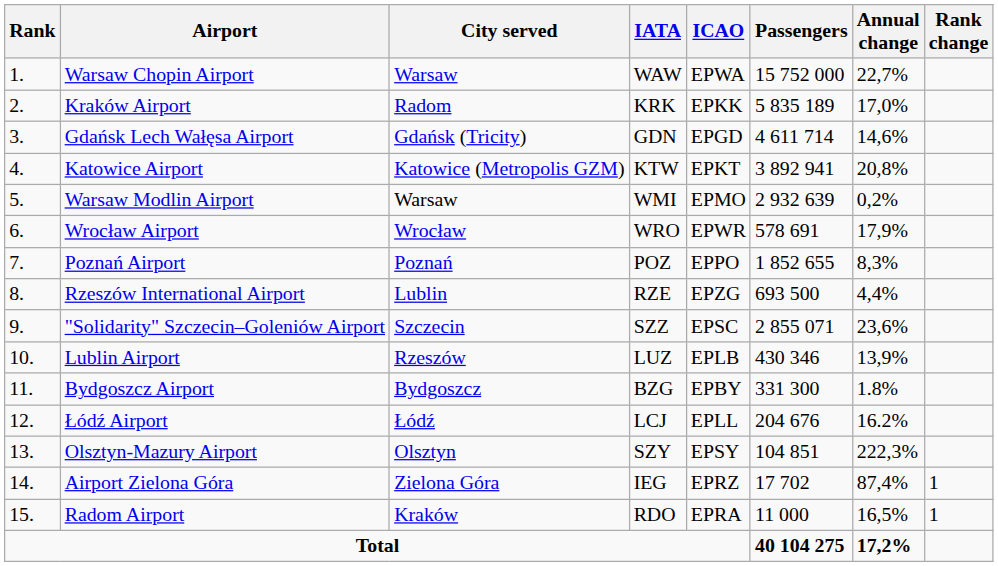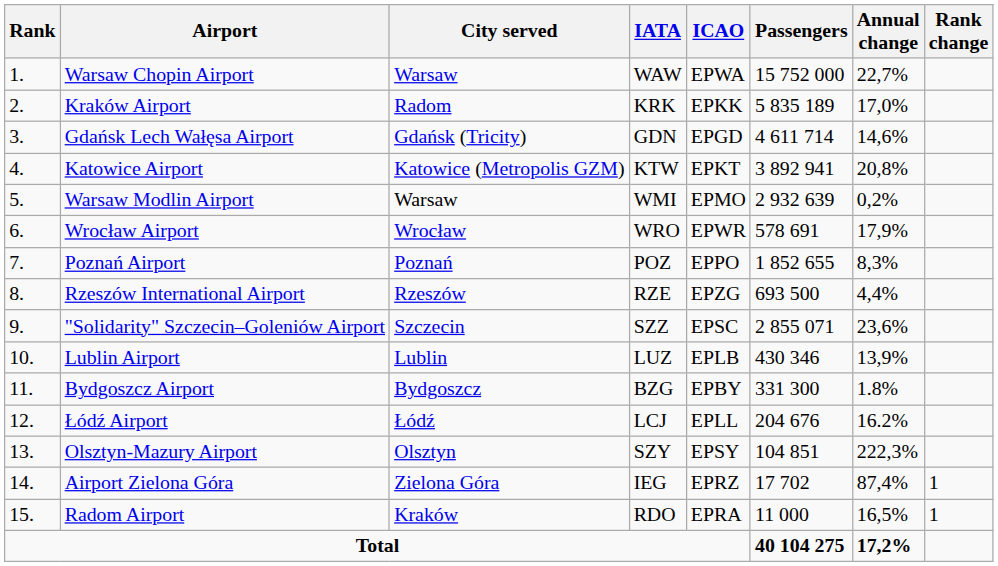(421, 294) Lublin -> (430, 294) Rzeszów
(430, 357) Rzeszów -> (421, 357) Lublin
